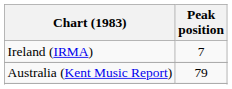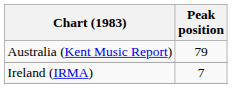rows swapped: (90, 72) <-> (50, 51)
